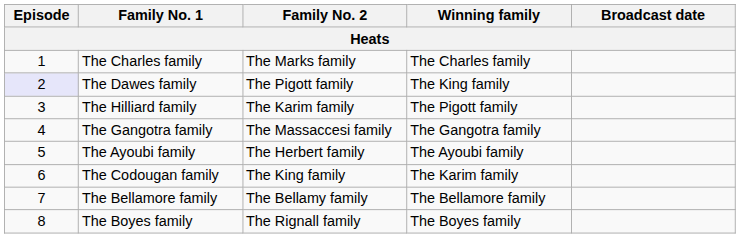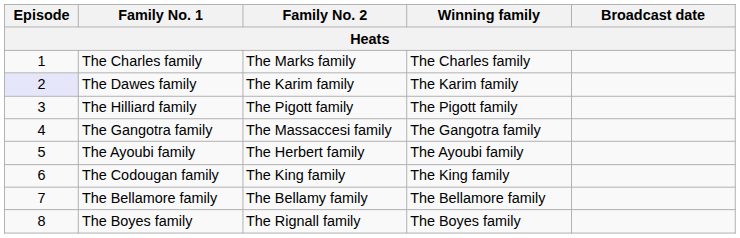(300, 84) The Pigott family -> (300, 84) The Karim family
(460, 84) The King family -> (464, 84) The Karim family
(300, 107) The Karim family -> (300, 107) The Pigott family
(464, 175) The Karim family -> (460, 175) The King family
